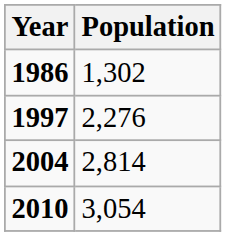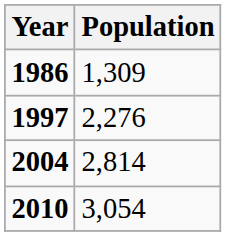(114, 72) 1,302 -> (114, 72) 1,309
